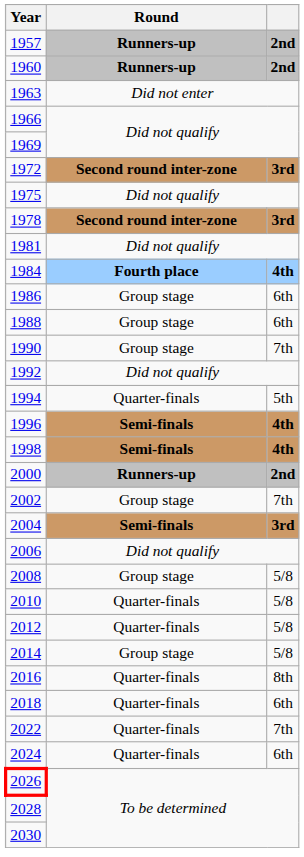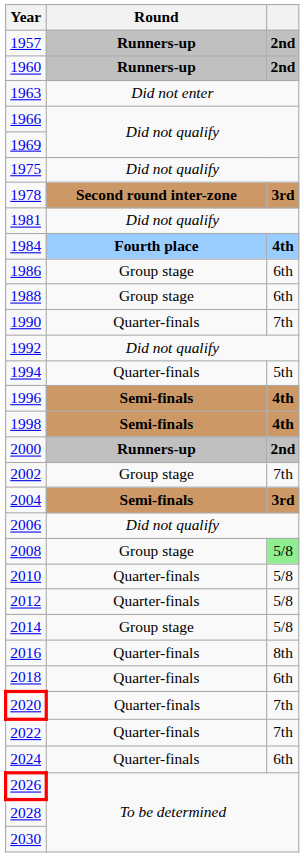- row: (26, 170)
(156, 347) Group stage -> (156, 322) Quarter-finals
(283, 576) no background -> (283, 551) lightgreen background
+ row: (26, 705)
